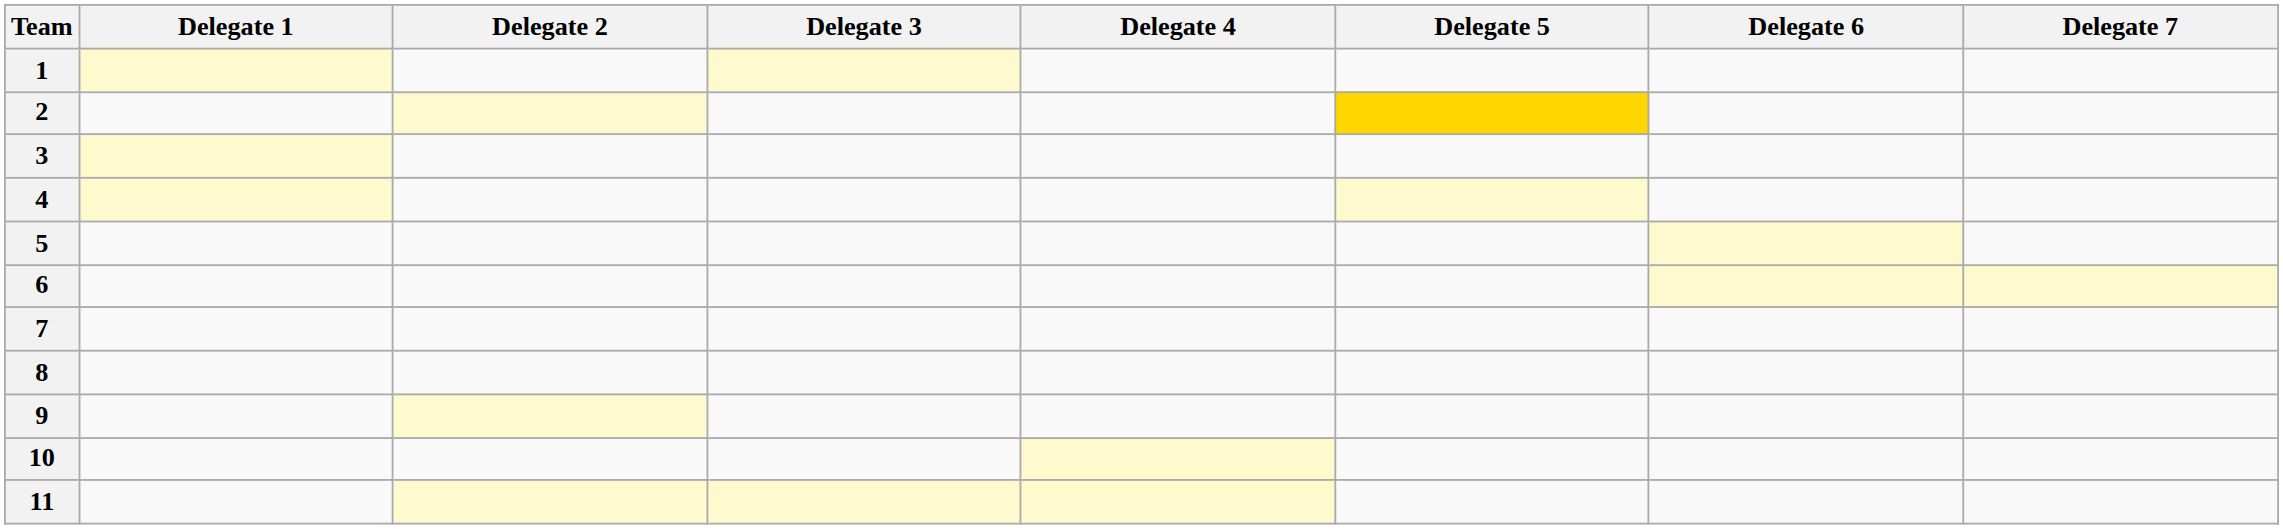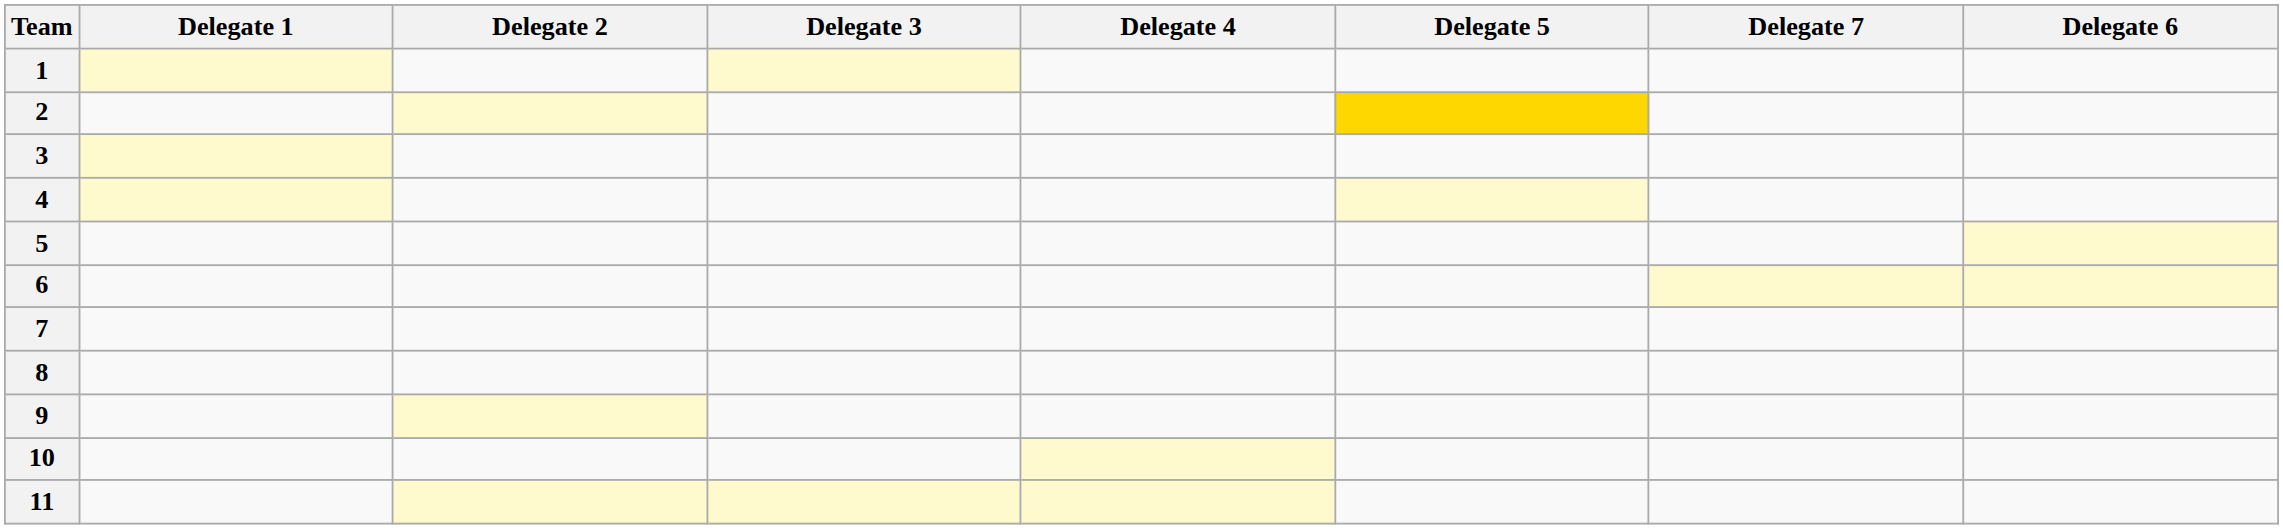columns swapped: (1806, 26) <-> (2120, 26)
